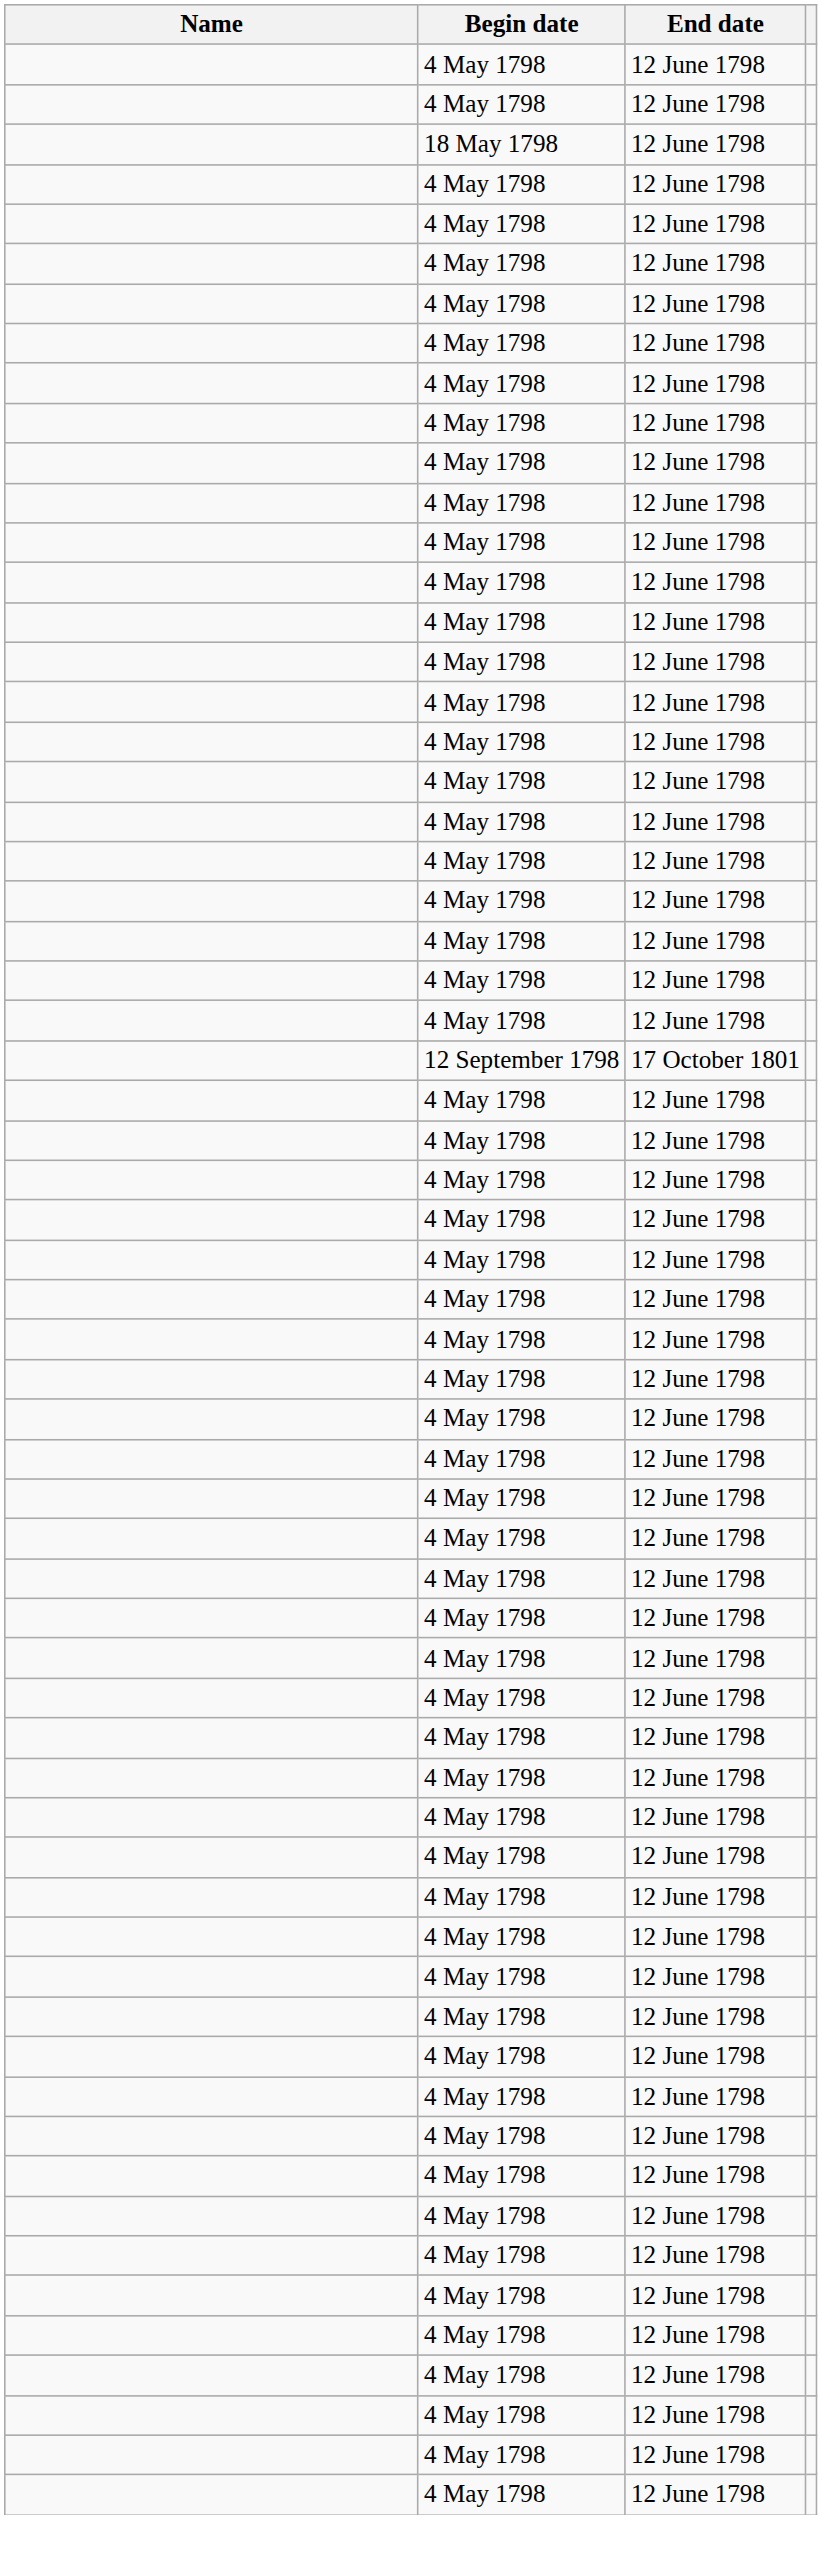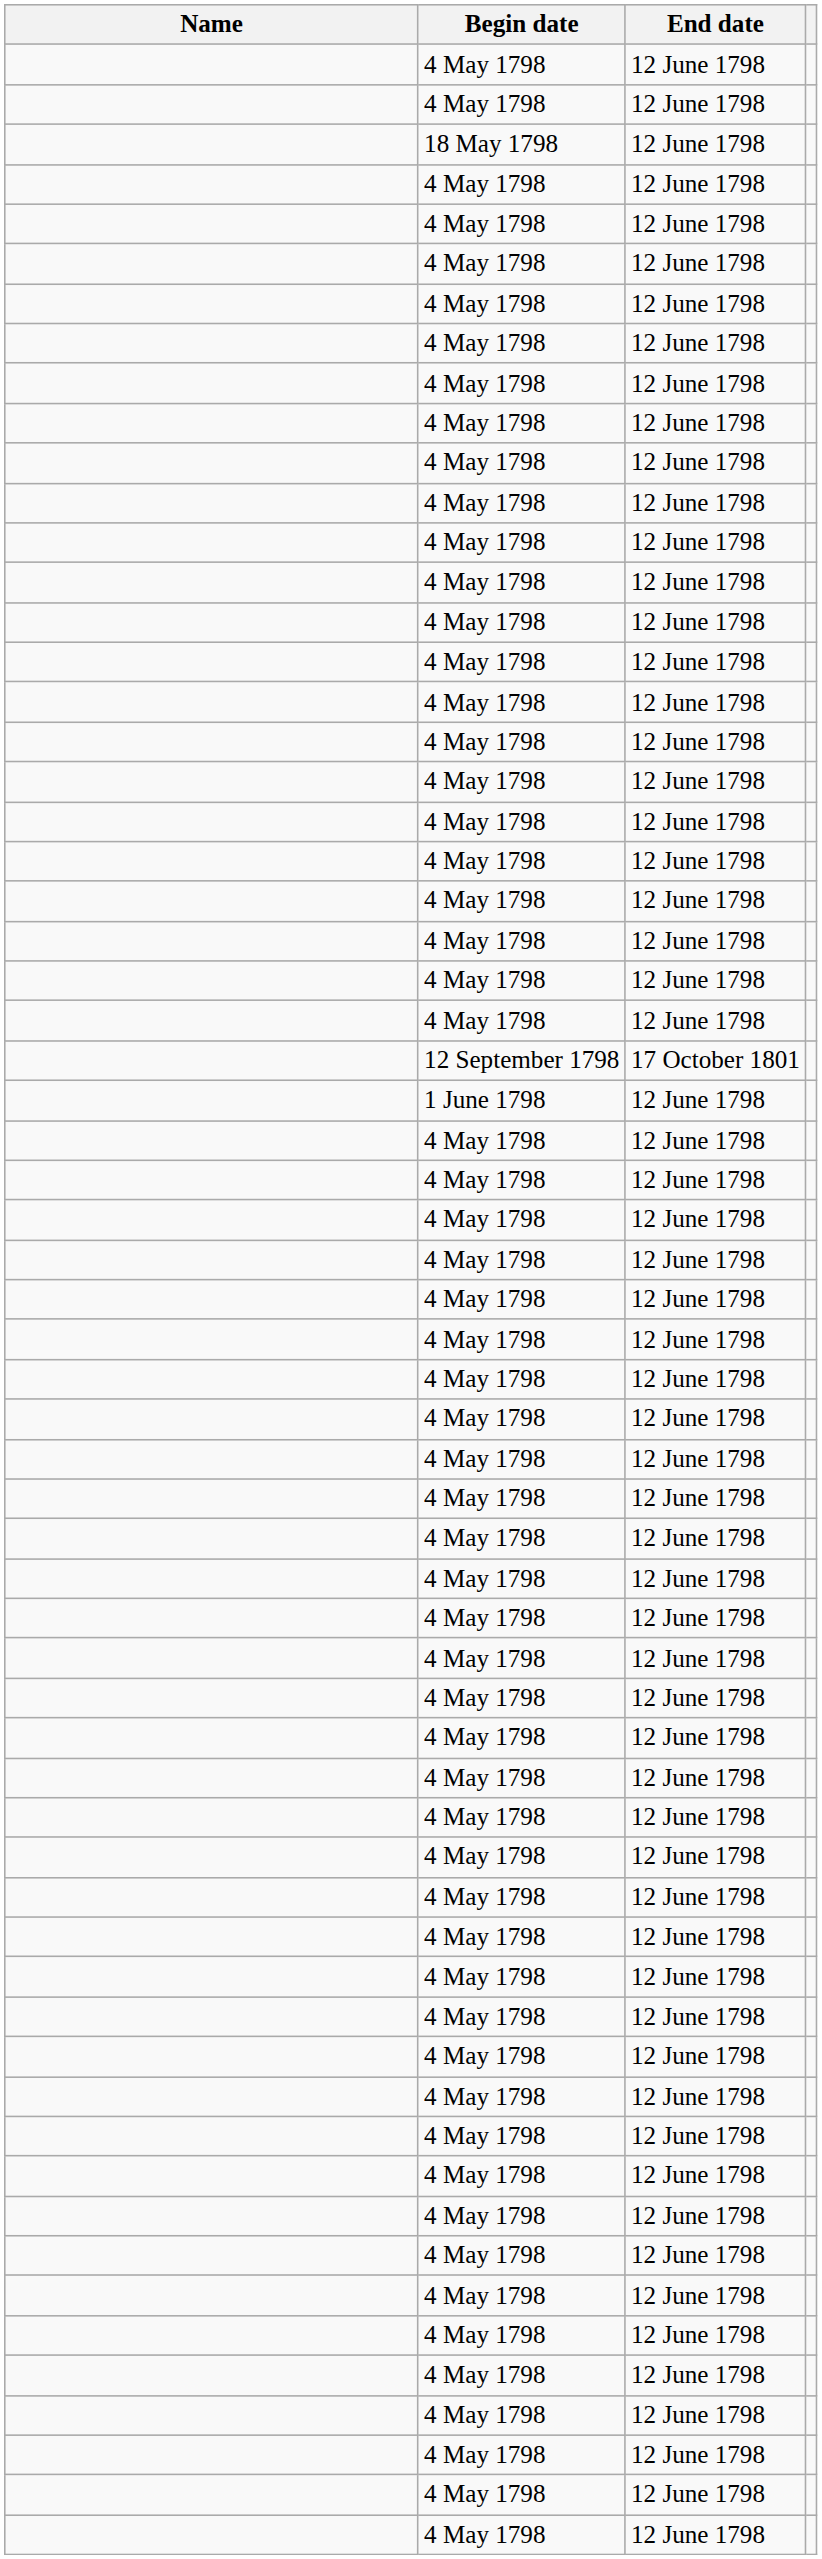+ row: (485, 1100)
